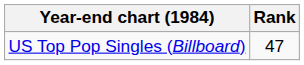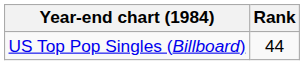(275, 45) 47 -> (275, 45) 44
